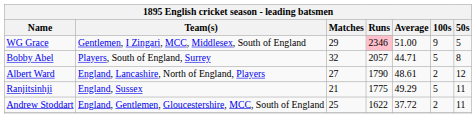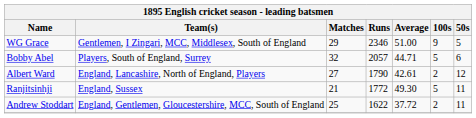(378, 43) pink background -> (378, 43) no background
(458, 58) 8 -> (458, 58) 6
(406, 74) 48.61 -> (406, 74) 42.61
(378, 89) 1775 -> (378, 89) 1772
(406, 89) 49.29 -> (406, 89) 49.30
